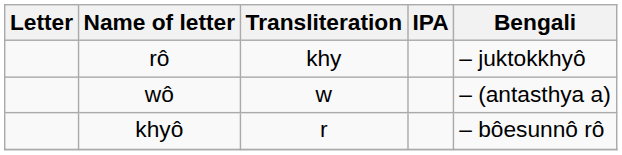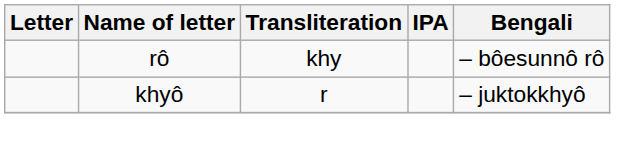(522, 58) – juktokkhyô -> (532, 58) – bôesunnô rô
- row: (159, 94)
(532, 130) – bôesunnô rô -> (522, 94) – juktokkhyô
